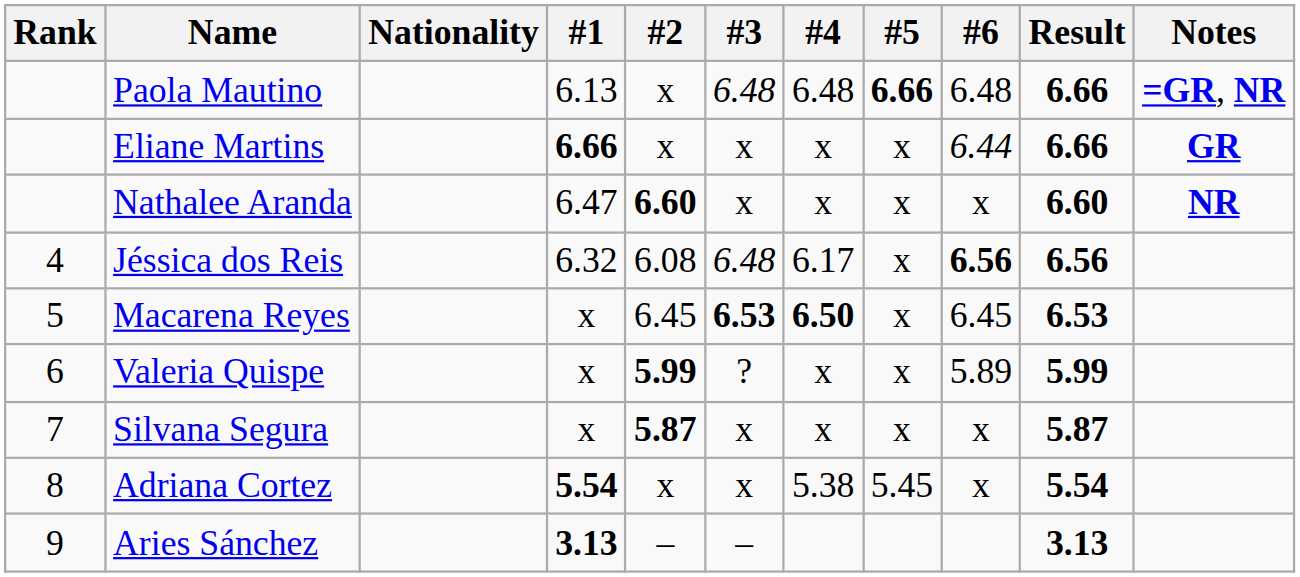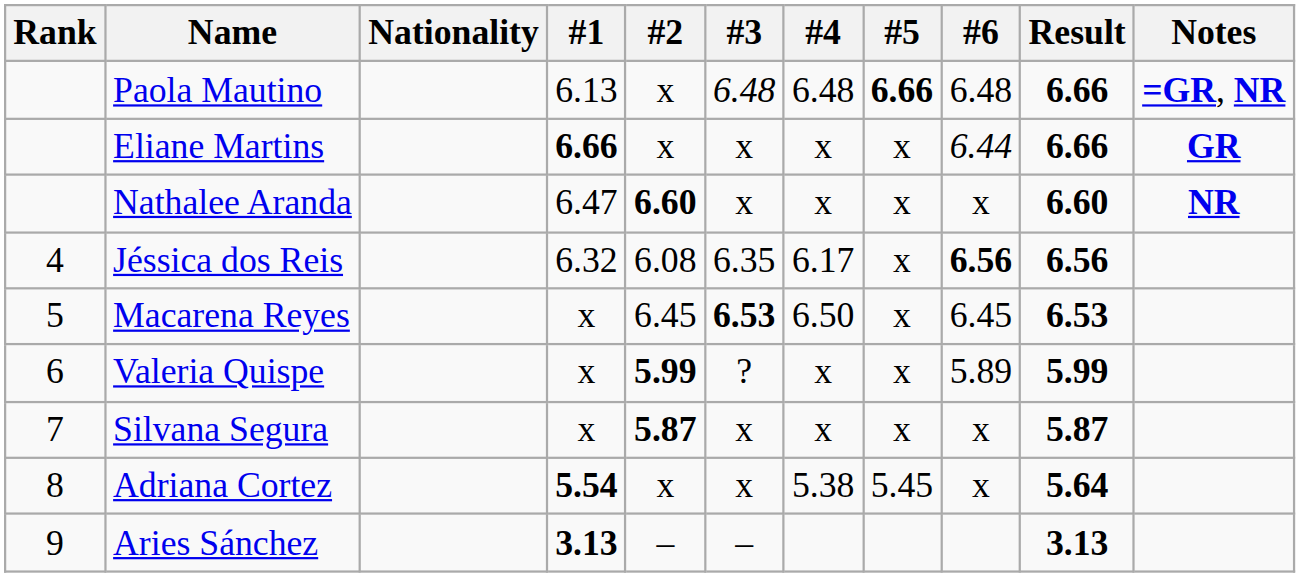(744, 259) 6.48 -> (744, 259) 6.35
(823, 315) bold -> (823, 315) normal
(1077, 485) 5.54 -> (1077, 485) 5.64
